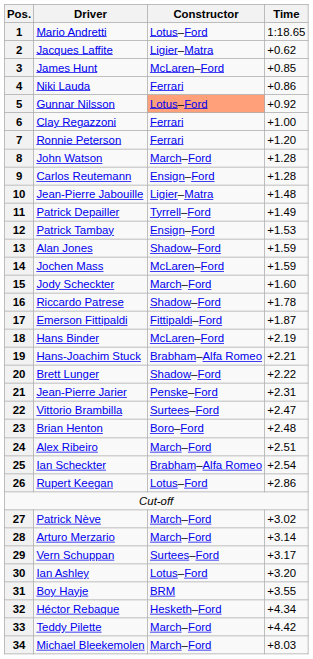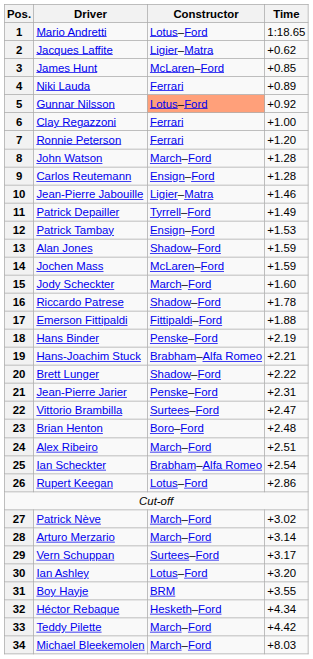(282, 86) +0.86 -> (282, 86) +0.89
(282, 194) +1.48 -> (282, 194) +1.46
(282, 320) +1.87 -> (282, 320) +1.88
(187, 338) McLaren–Ford -> (184, 338) Penske–Ford
